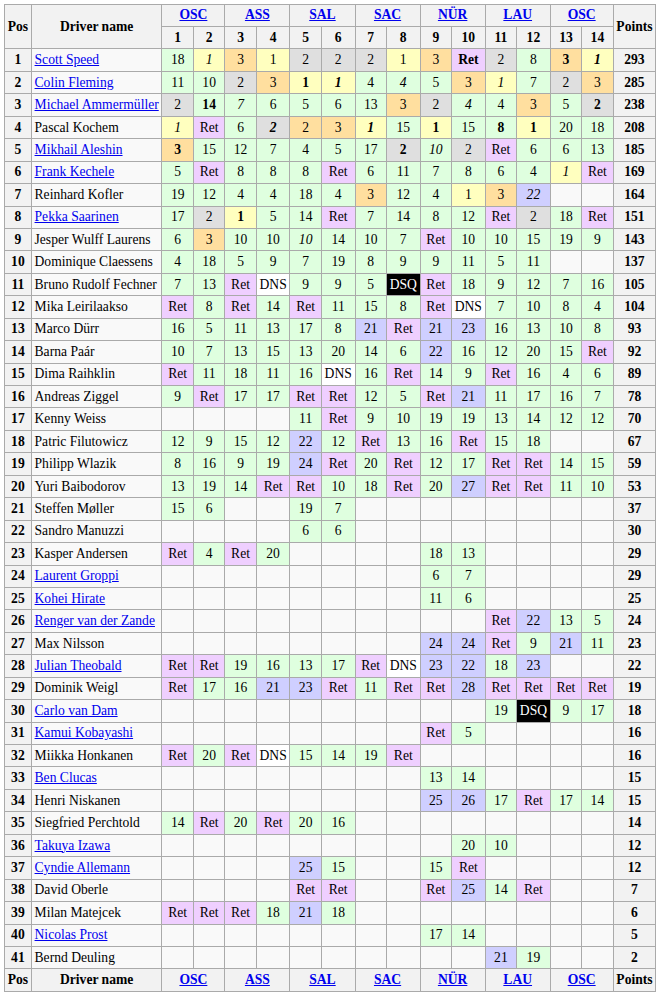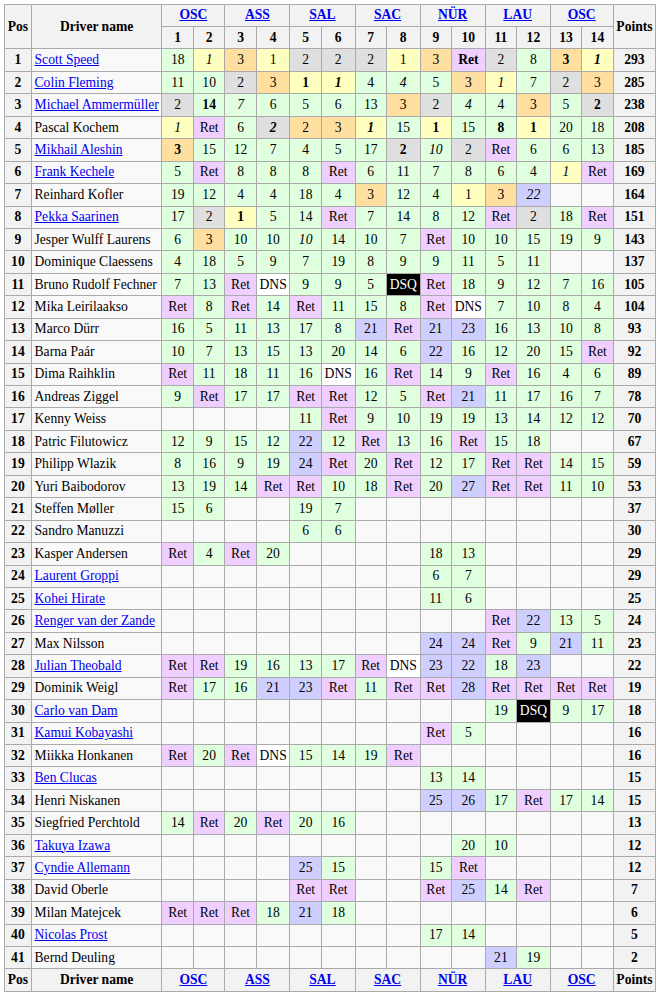(634, 823) 14 -> (634, 823) 13
